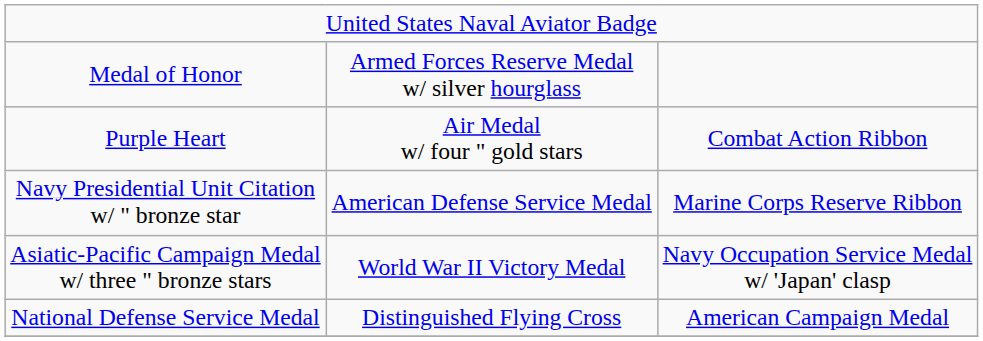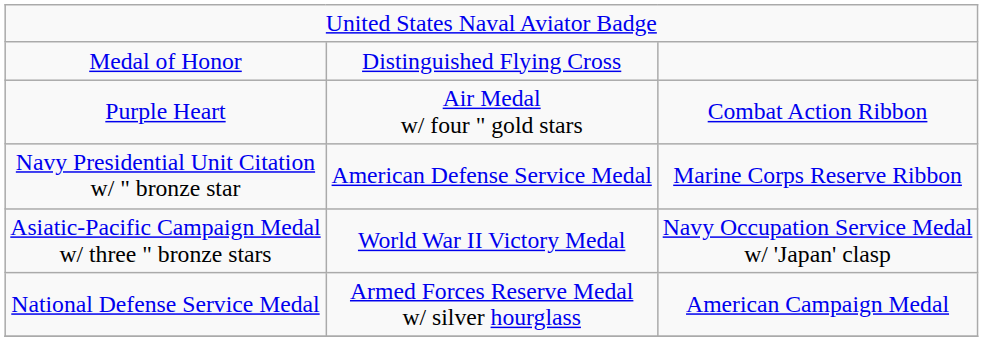(492, 74) Armed Forces Reserve Medal w/ silver hourglass -> (492, 60) Distinguished Flying Cross
(492, 317) Distinguished Flying Cross -> (492, 304) Armed Forces Reserve Medal w/ silver hourglass
